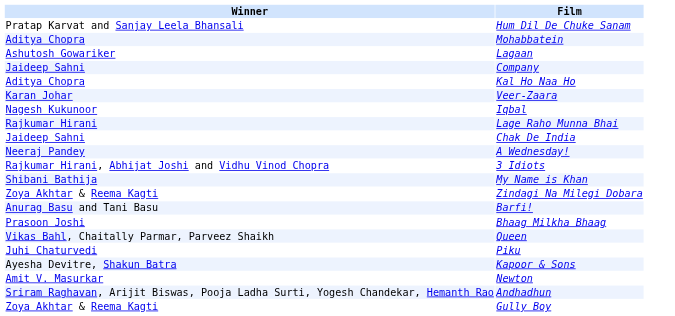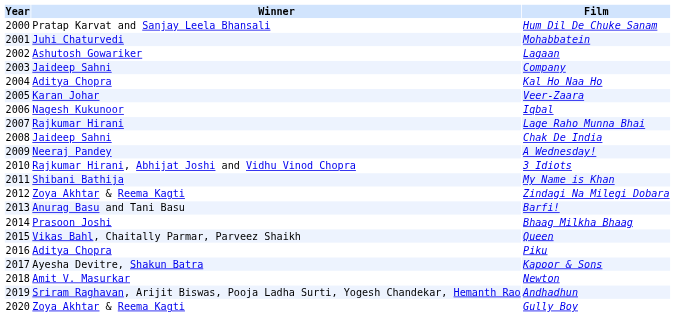+ column: (18, 11)
(45, 39) Aditya Chopra -> (78, 39) Juhi Chaturvedi
(51, 250) Juhi Chaturvedi -> (72, 250) Aditya Chopra
